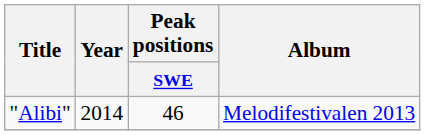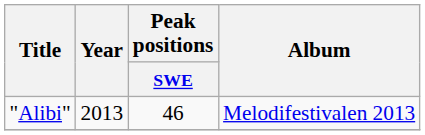(102, 112) 2014 -> (102, 112) 2013
